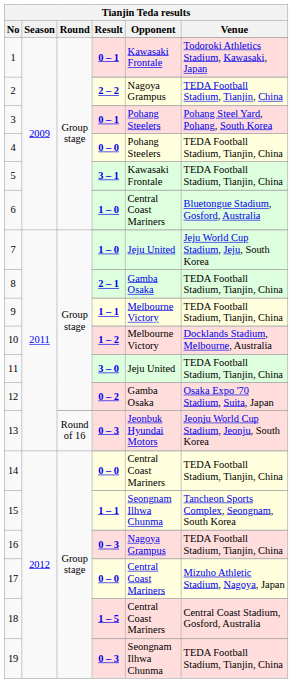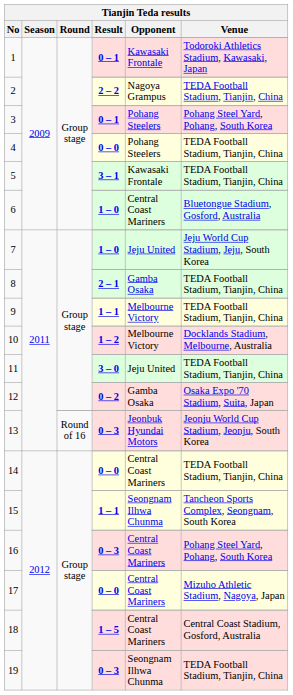(147, 544) Nagoya Grampus -> (146, 550) Central Coast Mariners
(233, 544) TEDA Football Stadium, Tianjin, China -> (228, 550) Pohang Steel Yard, Pohang, South Korea
